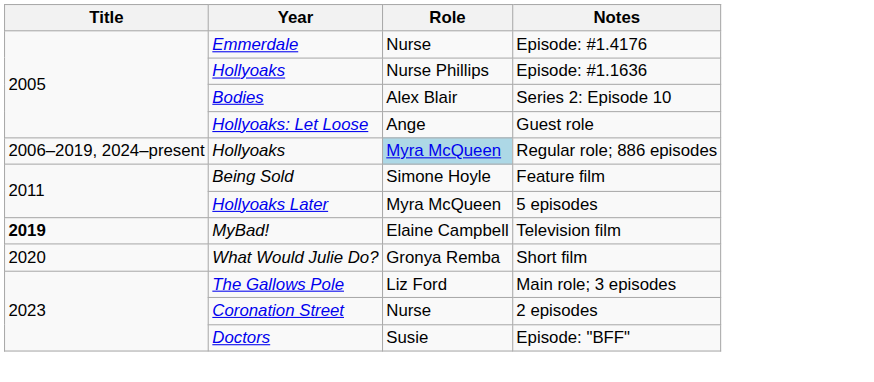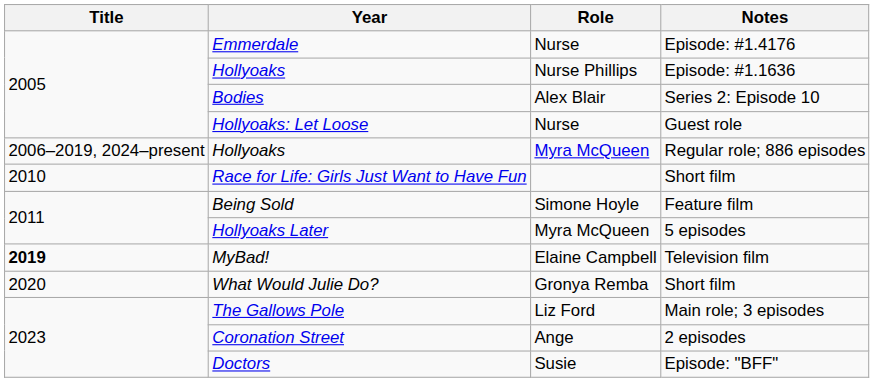(406, 124) Ange -> (557, 124) Nurse
(444, 151) lightblue background -> (592, 151) no background
+ row: (369, 177)
(409, 310) Nurse -> (554, 337) Ange
